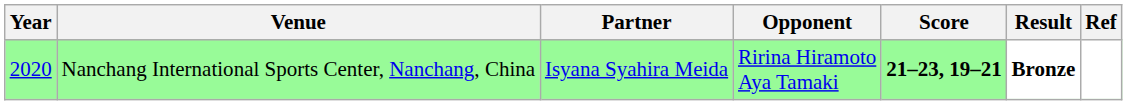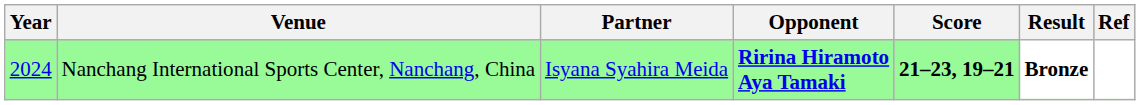(31, 69) 2020 -> (31, 69) 2024
(807, 69) normal -> (814, 69) bold
